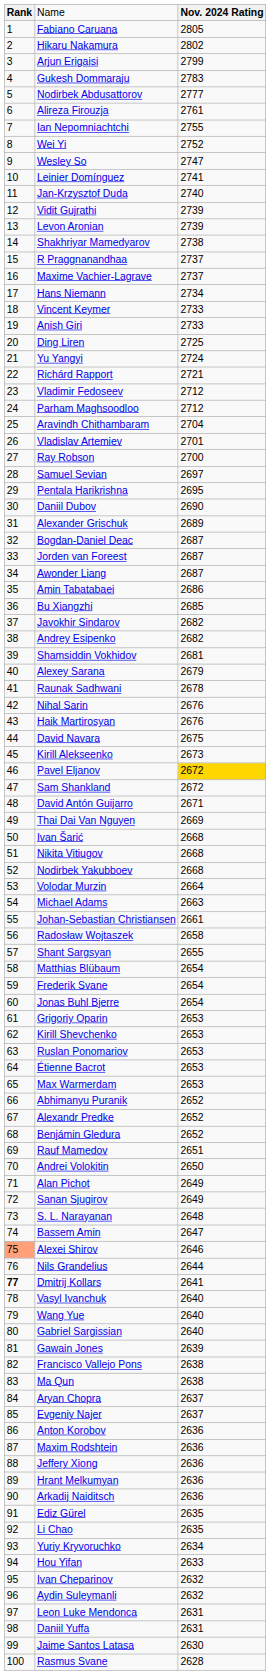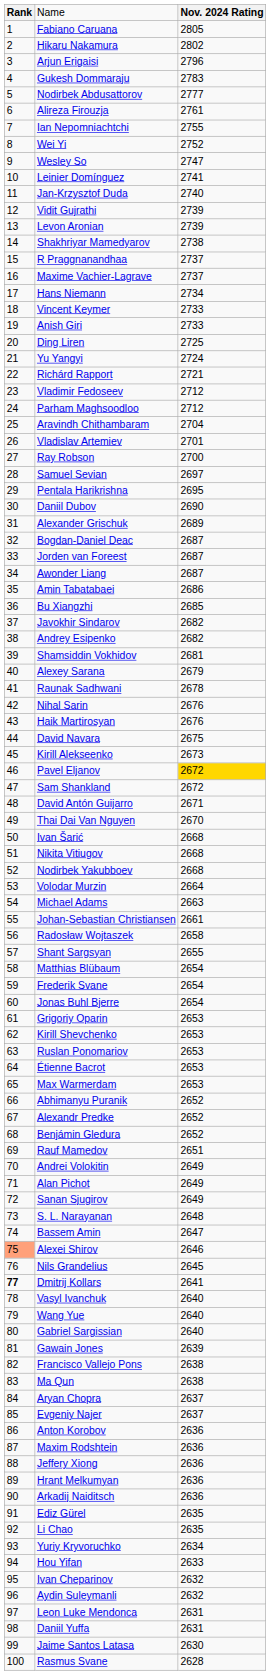(192, 62) 2799 -> (192, 62) 2796
(192, 820) 2669 -> (192, 820) 2670
(192, 1167) 2650 -> (192, 1167) 2649
(192, 1266) 2644 -> (192, 1266) 2645
